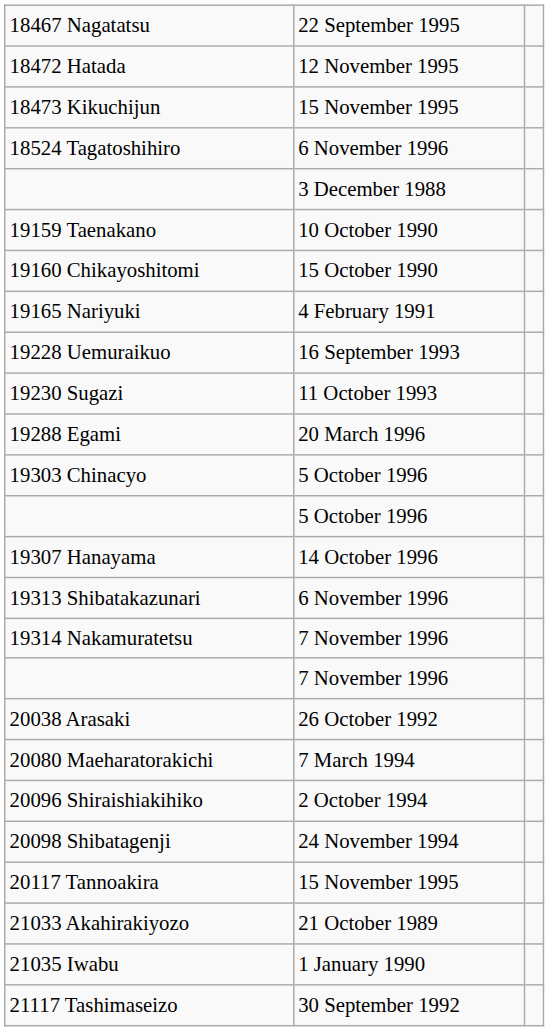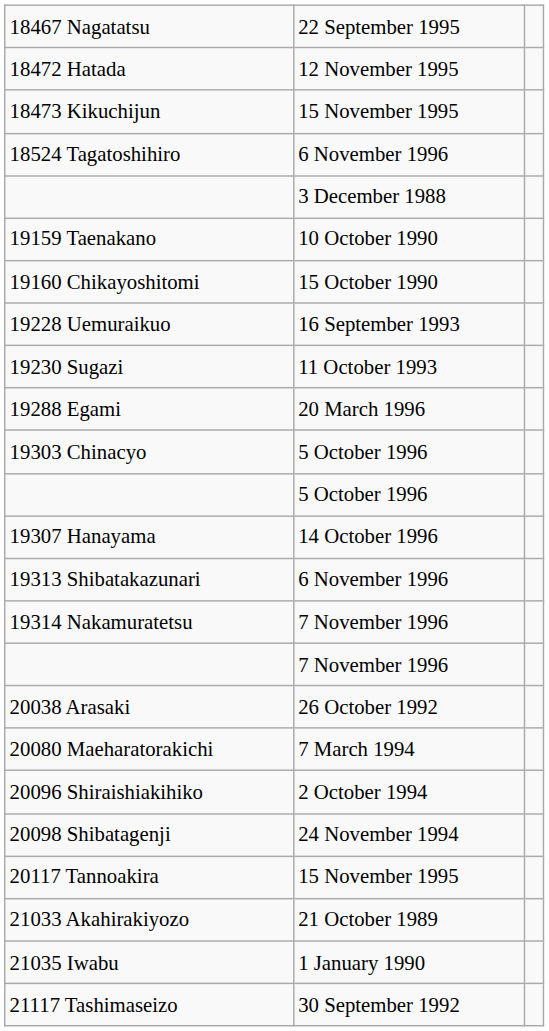- row: (75, 311)
